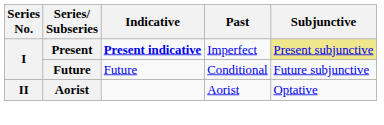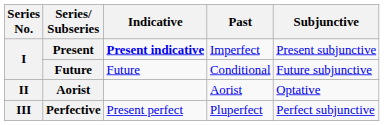(324, 49) khaki background -> (326, 49) no background
+ row: (73, 110)
